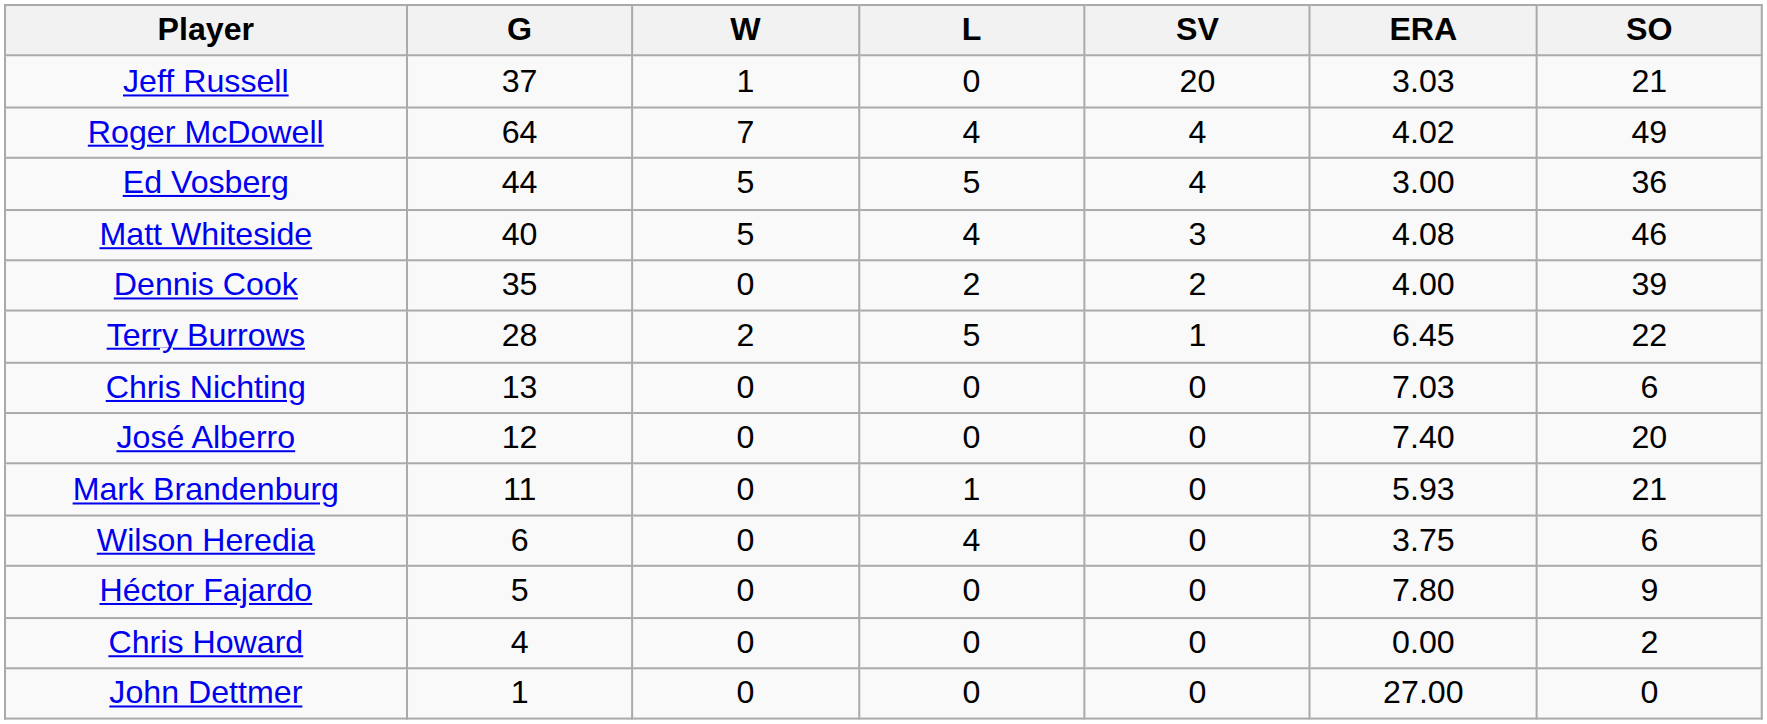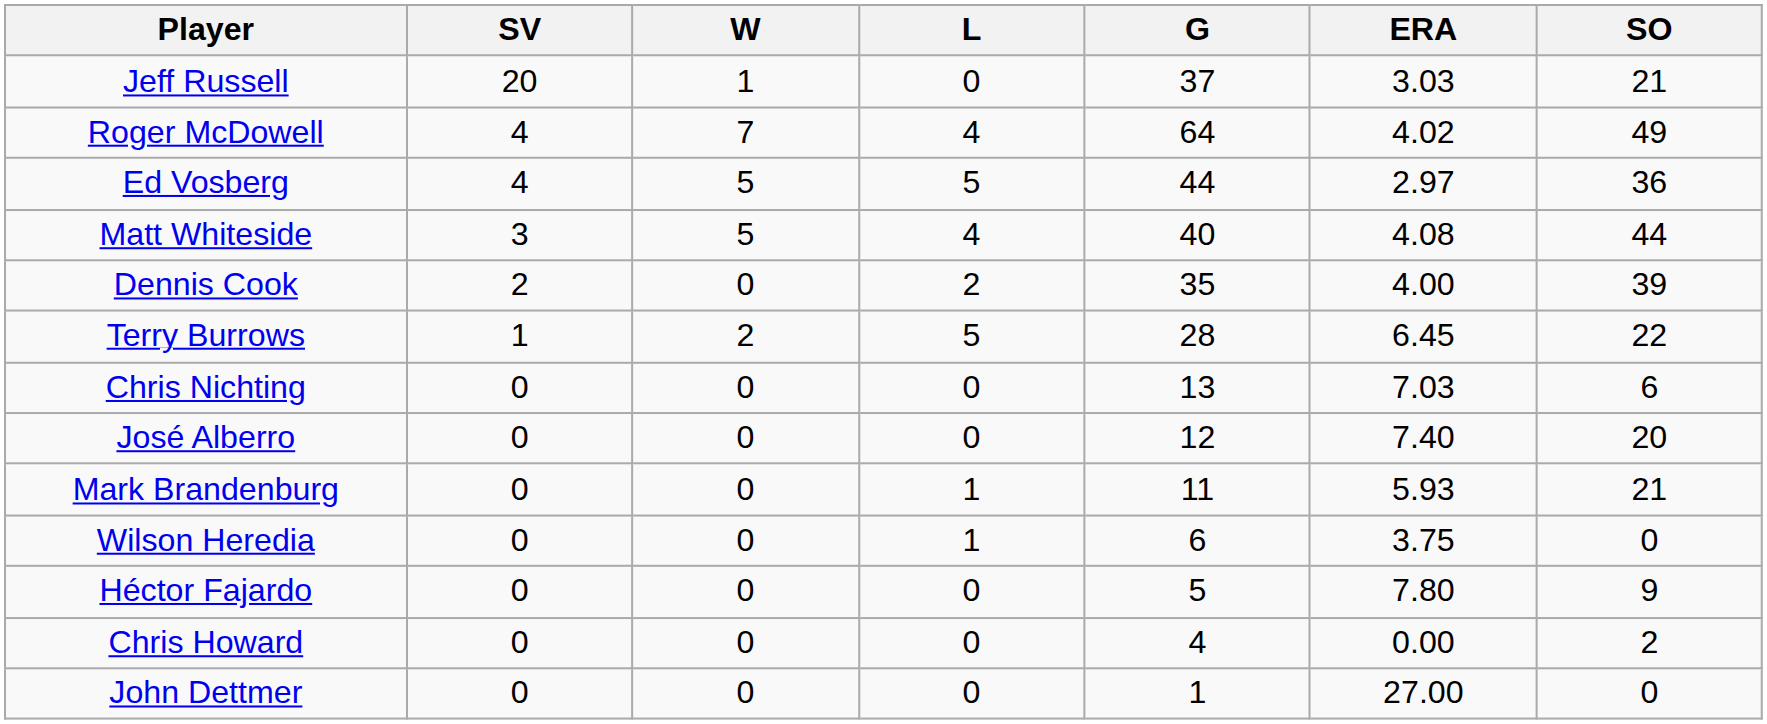columns swapped: (520, 30) <-> (1197, 30)
(1423, 183) 3.00 -> (1423, 183) 2.97
(1649, 234) 46 -> (1649, 234) 44
(972, 540) 4 -> (972, 540) 1
(1649, 540) 6 -> (1649, 540) 0
